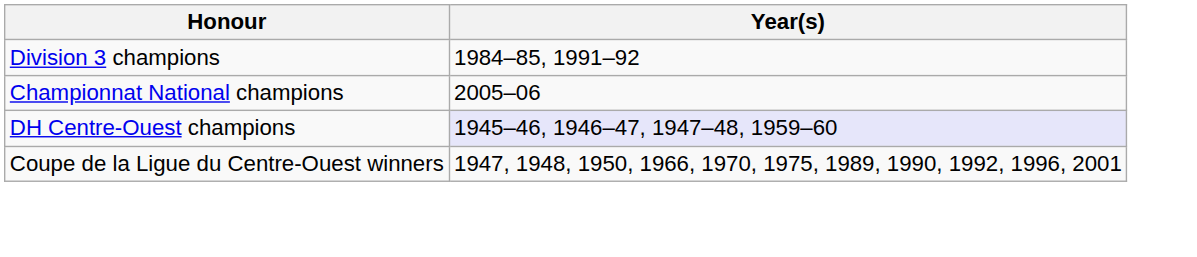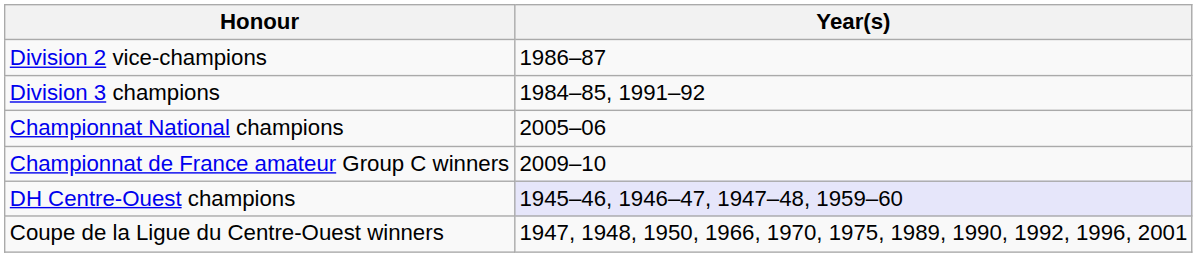+ row: (138, 57)
+ row: (260, 163)
